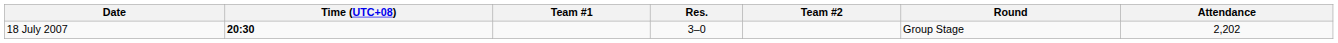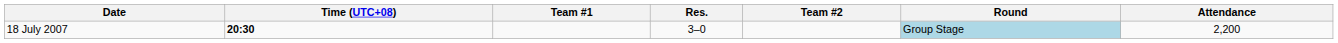(933, 30) no background -> (933, 30) lightblue background
(1227, 30) 2,202 -> (1227, 30) 2,200
